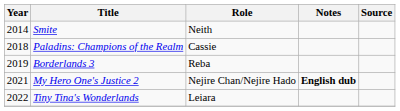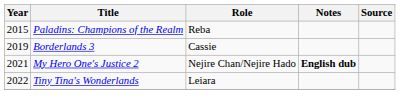- row: (45, 30)
(18, 47) 2018 -> (18, 30) 2015
(202, 47) Cassie -> (199, 30) Reba
(199, 64) Reba -> (202, 47) Cassie
